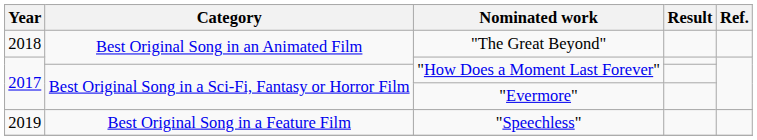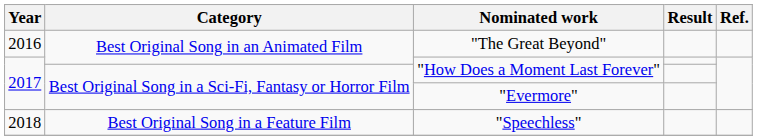(25, 43) 2018 -> (25, 43) 2016
(25, 122) 2019 -> (25, 122) 2018
